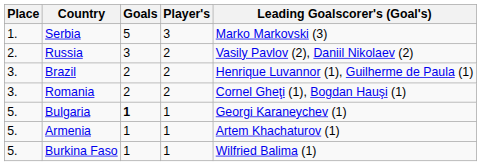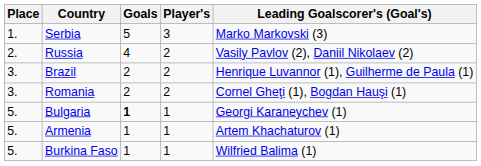(127, 53) 3 -> (127, 53) 4
